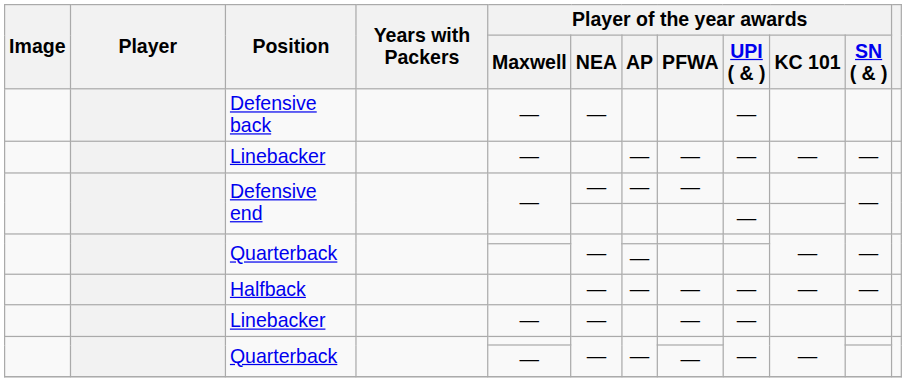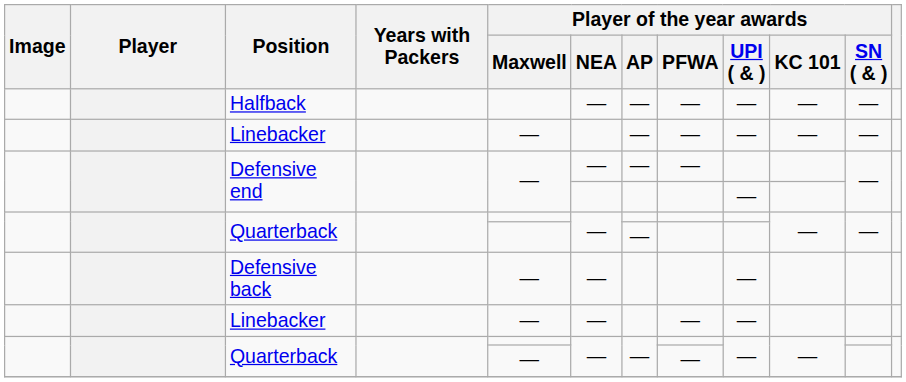rows swapped: (37, 290) <-> (37, 115)
